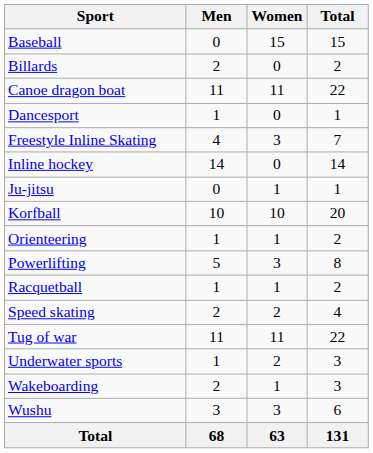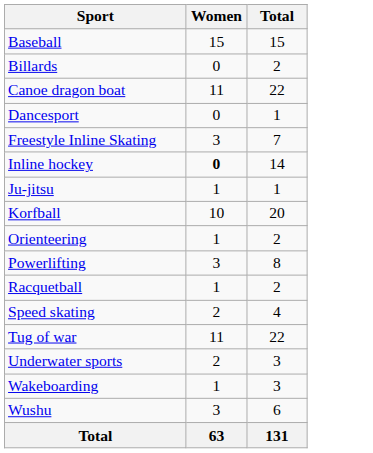- column: (216, 16)
(277, 164) normal -> (216, 164) bold
